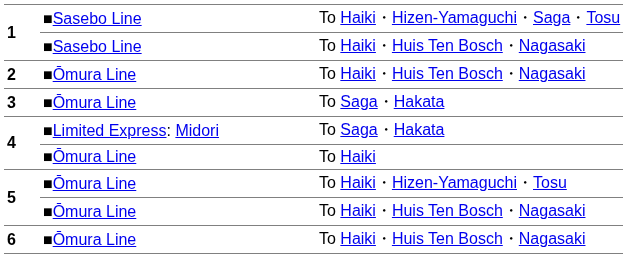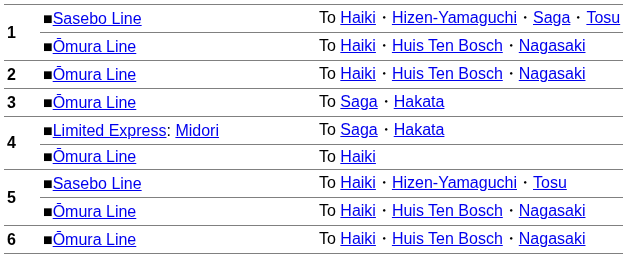(92, 46) ■Sasebo Line -> (90, 46) ■Ōmura Line
(90, 183) ■Ōmura Line -> (92, 183) ■Sasebo Line
